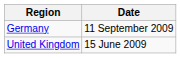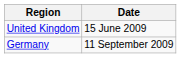rows swapped: (43, 45) <-> (28, 28)
